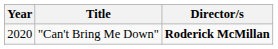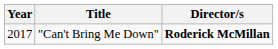(20, 34) 2020 -> (20, 34) 2017
